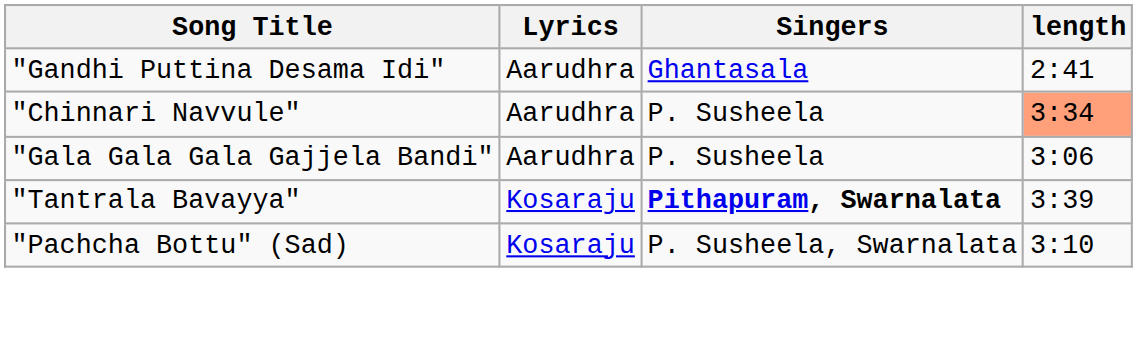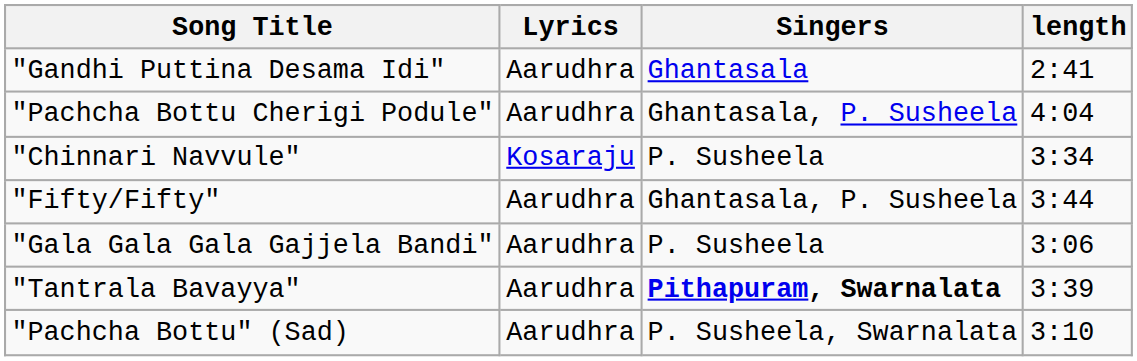+ row: (252, 114)
(571, 114) Aarudhra -> (571, 158) Kosaraju
(1062, 114) lightsalmon background -> (1062, 158) no background
+ row: (116, 201)
(571, 201) Kosaraju -> (571, 289) Aarudhra
(571, 245) Kosaraju -> (571, 332) Aarudhra
